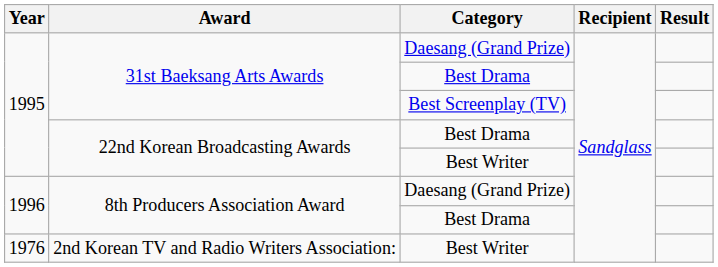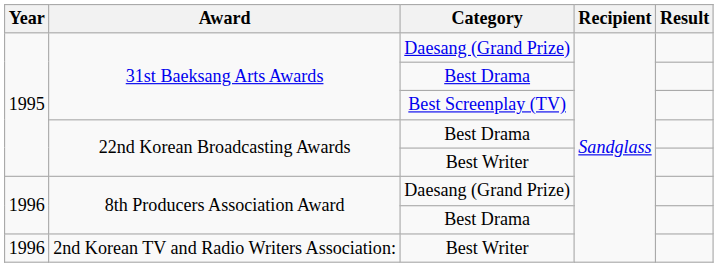(27, 248) 1976 -> (27, 248) 1996
